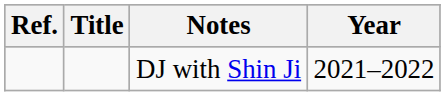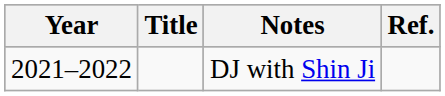columns swapped: (374, 25) <-> (35, 25)
